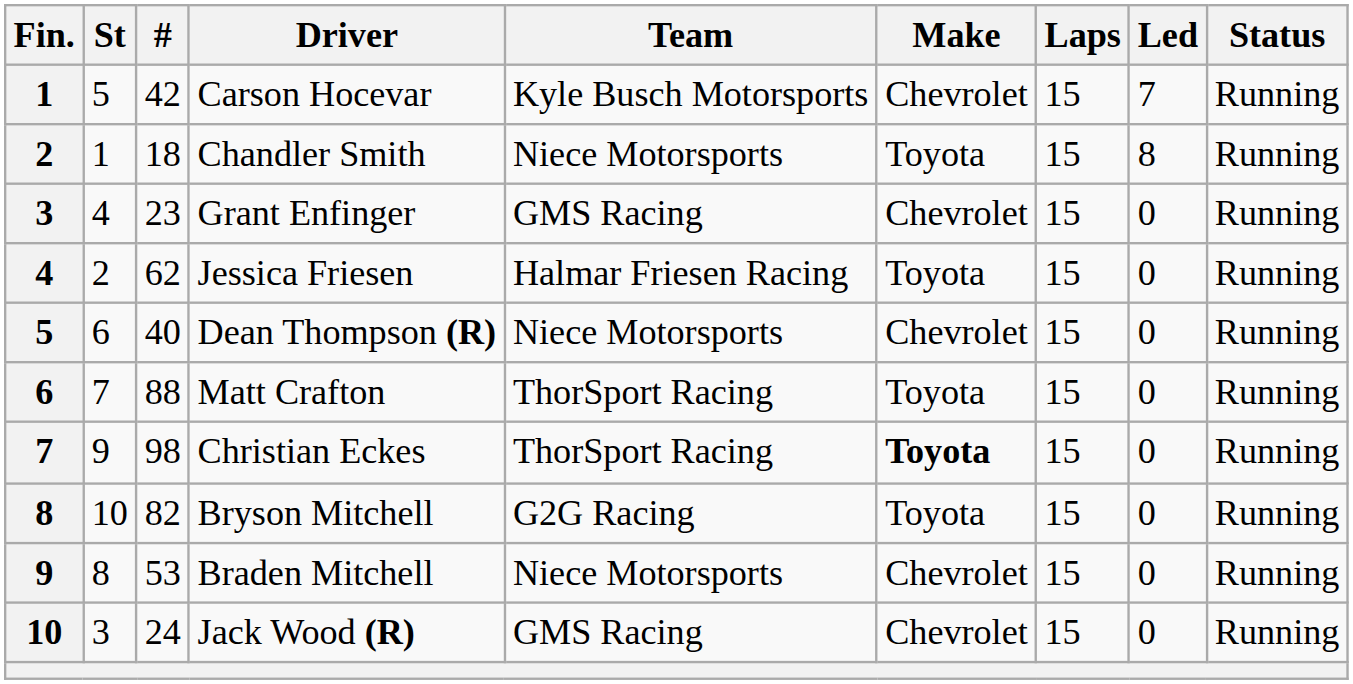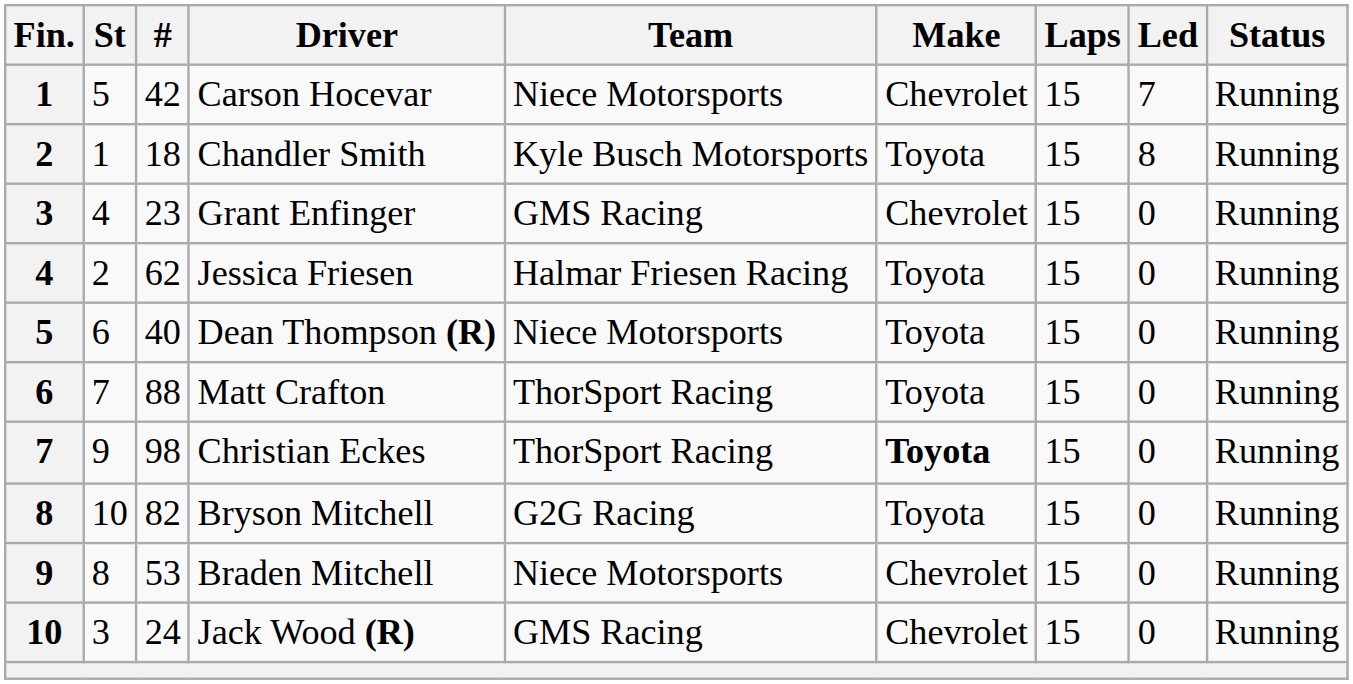(691, 94) Kyle Busch Motorsports -> (648, 94) Niece Motorsports
(648, 153) Niece Motorsports -> (691, 153) Kyle Busch Motorsports
(956, 332) Chevrolet -> (935, 332) Toyota
